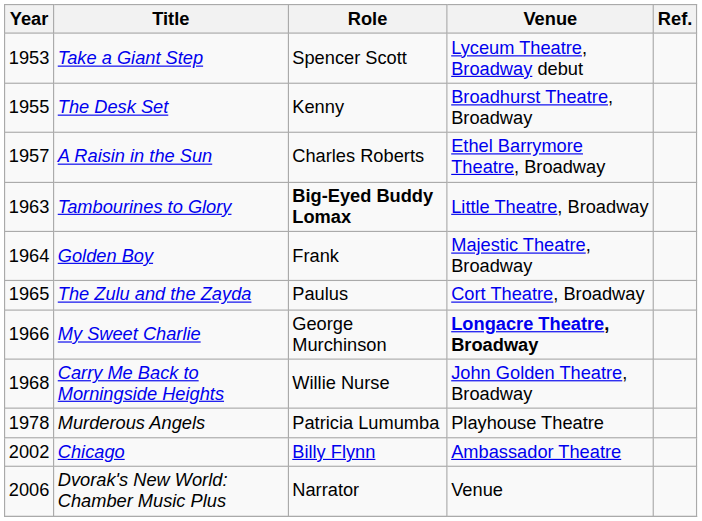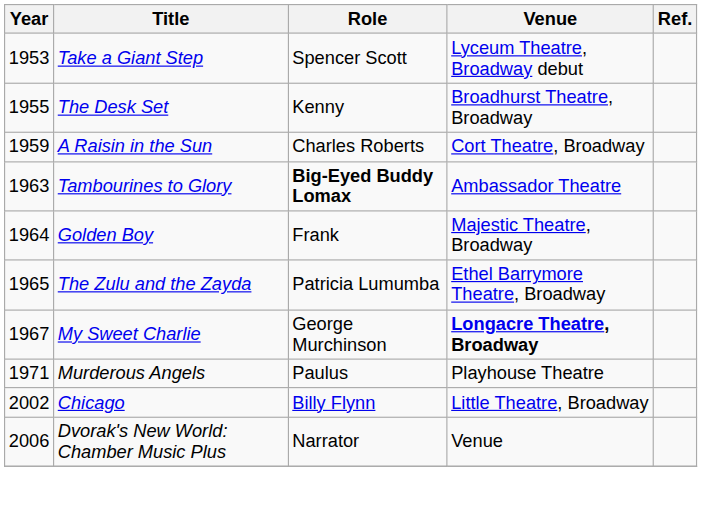(29, 157) 1957 -> (29, 146) 1959
(528, 157) Ethel Barrymore Theatre, Broadway -> (548, 146) Cort Theatre, Broadway
(550, 206) Little Theatre, Broadway -> (536, 185) Ambassador Theatre
(320, 295) Paulus -> (366, 284) Patricia Lumumba
(548, 295) Cort Theatre, Broadway -> (528, 284) Ethel Barrymore Theatre, Broadway
(29, 334) 1966 -> (29, 334) 1967
- row: (141, 383)
(29, 422) 1978 -> (29, 373) 1971
(366, 422) Patricia Lumumba -> (320, 373) Paulus
(536, 451) Ambassador Theatre -> (550, 402) Little Theatre, Broadway
